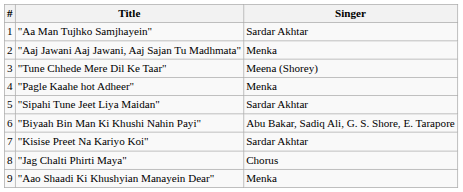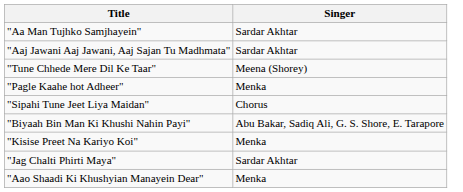- column: (10, 13)
(262, 50) Menka -> (266, 50) Sardar Akhtar
(277, 105) Sardar Akhtar -> (251, 105) Chorus
(277, 141) Sardar Akhtar -> (251, 141) Menka
(262, 160) Chorus -> (266, 160) Sardar Akhtar
